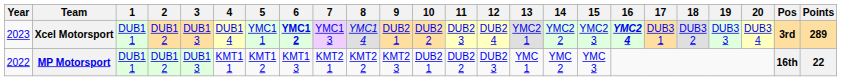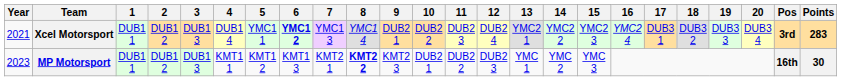(18, 34) 2023 -> (18, 34) 2021
(627, 34) bold -> (627, 34) normal
(818, 34) 289 -> (818, 34) 283
(18, 62) 2022 -> (18, 62) 2023
(363, 62) normal -> (363, 62) bold
(818, 62) 22 -> (818, 62) 30
